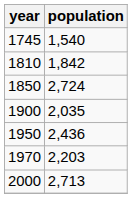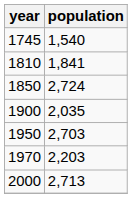(66, 63) 1,842 -> (66, 63) 1,841
(66, 134) 2,436 -> (66, 134) 2,703
